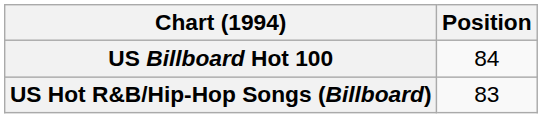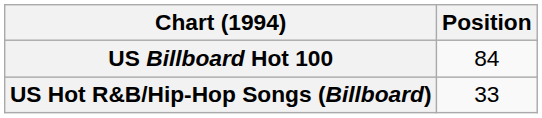(487, 94) 83 -> (487, 94) 33
